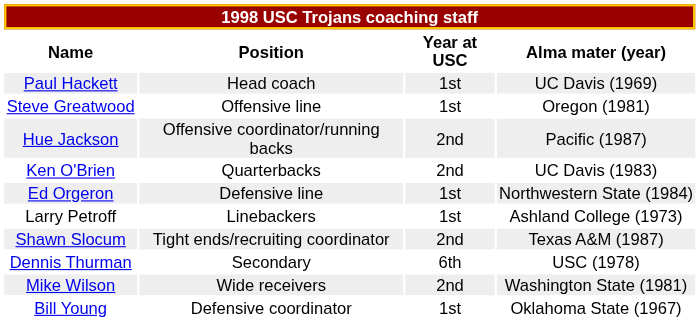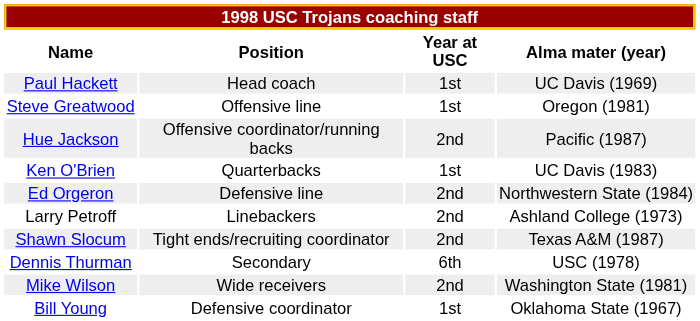(450, 170) 2nd -> (450, 170) 1st
(450, 193) 1st -> (450, 193) 2nd
(450, 216) 1st -> (450, 216) 2nd
